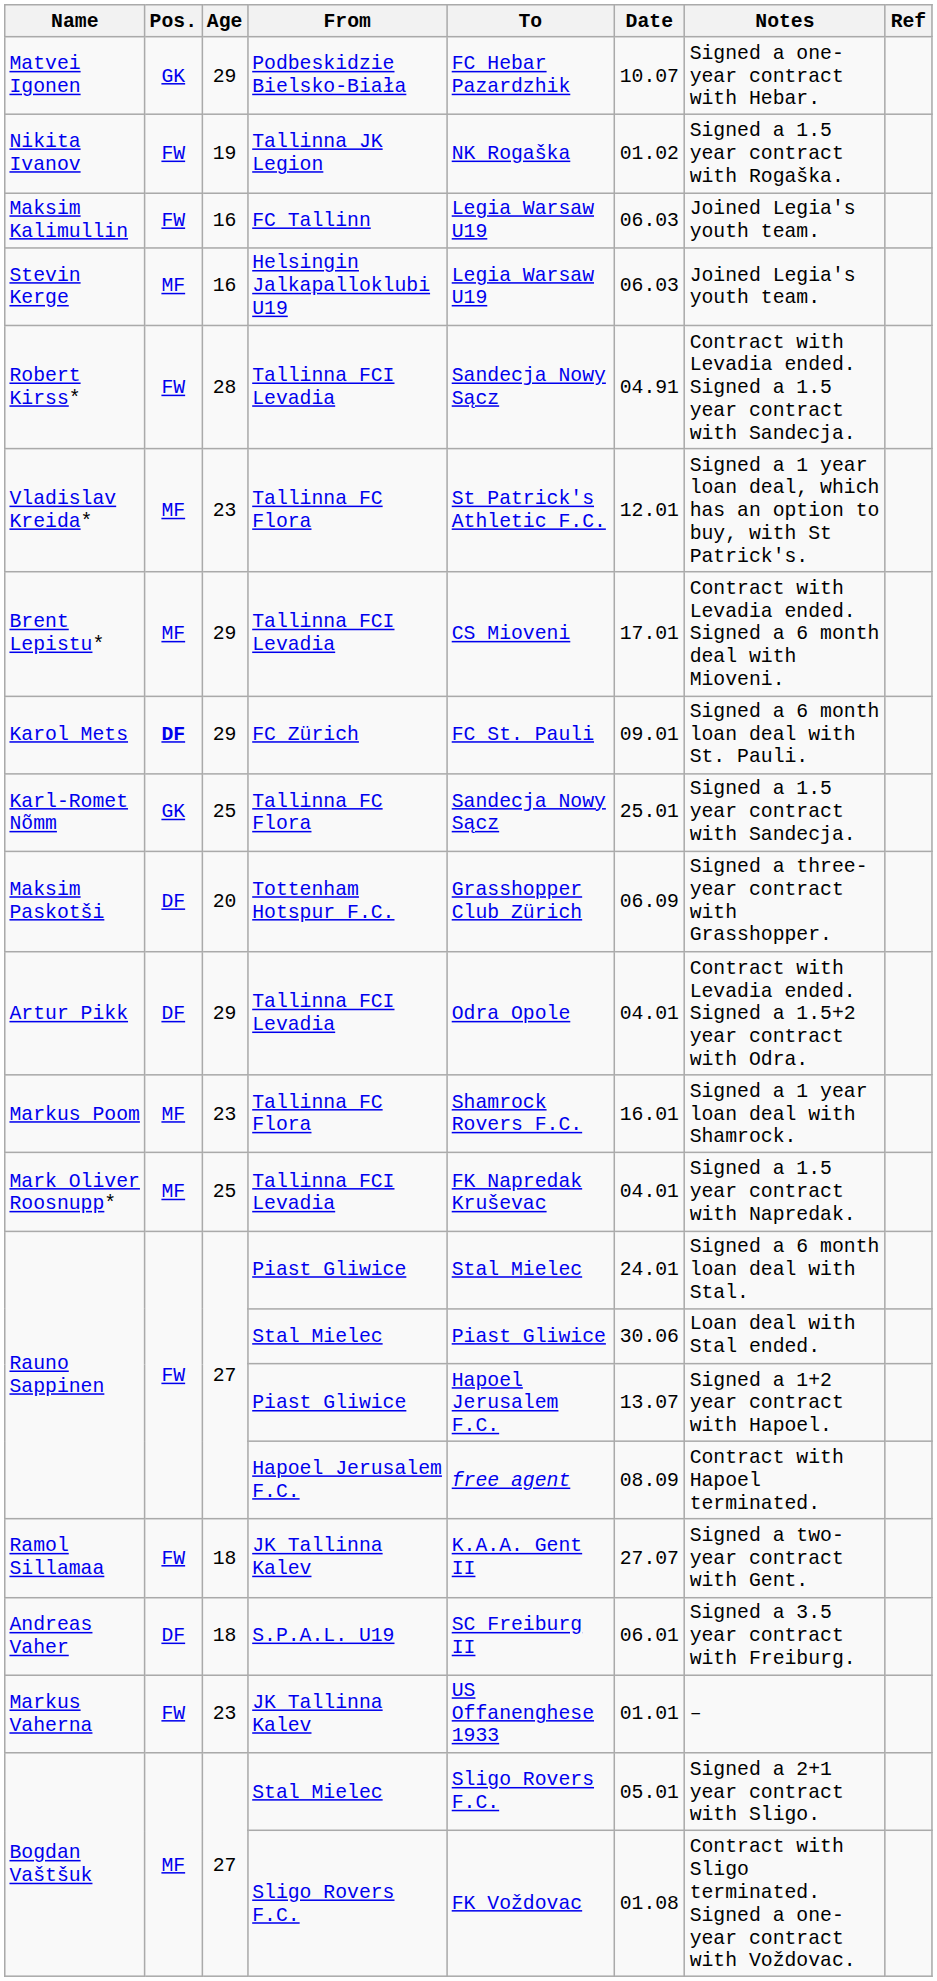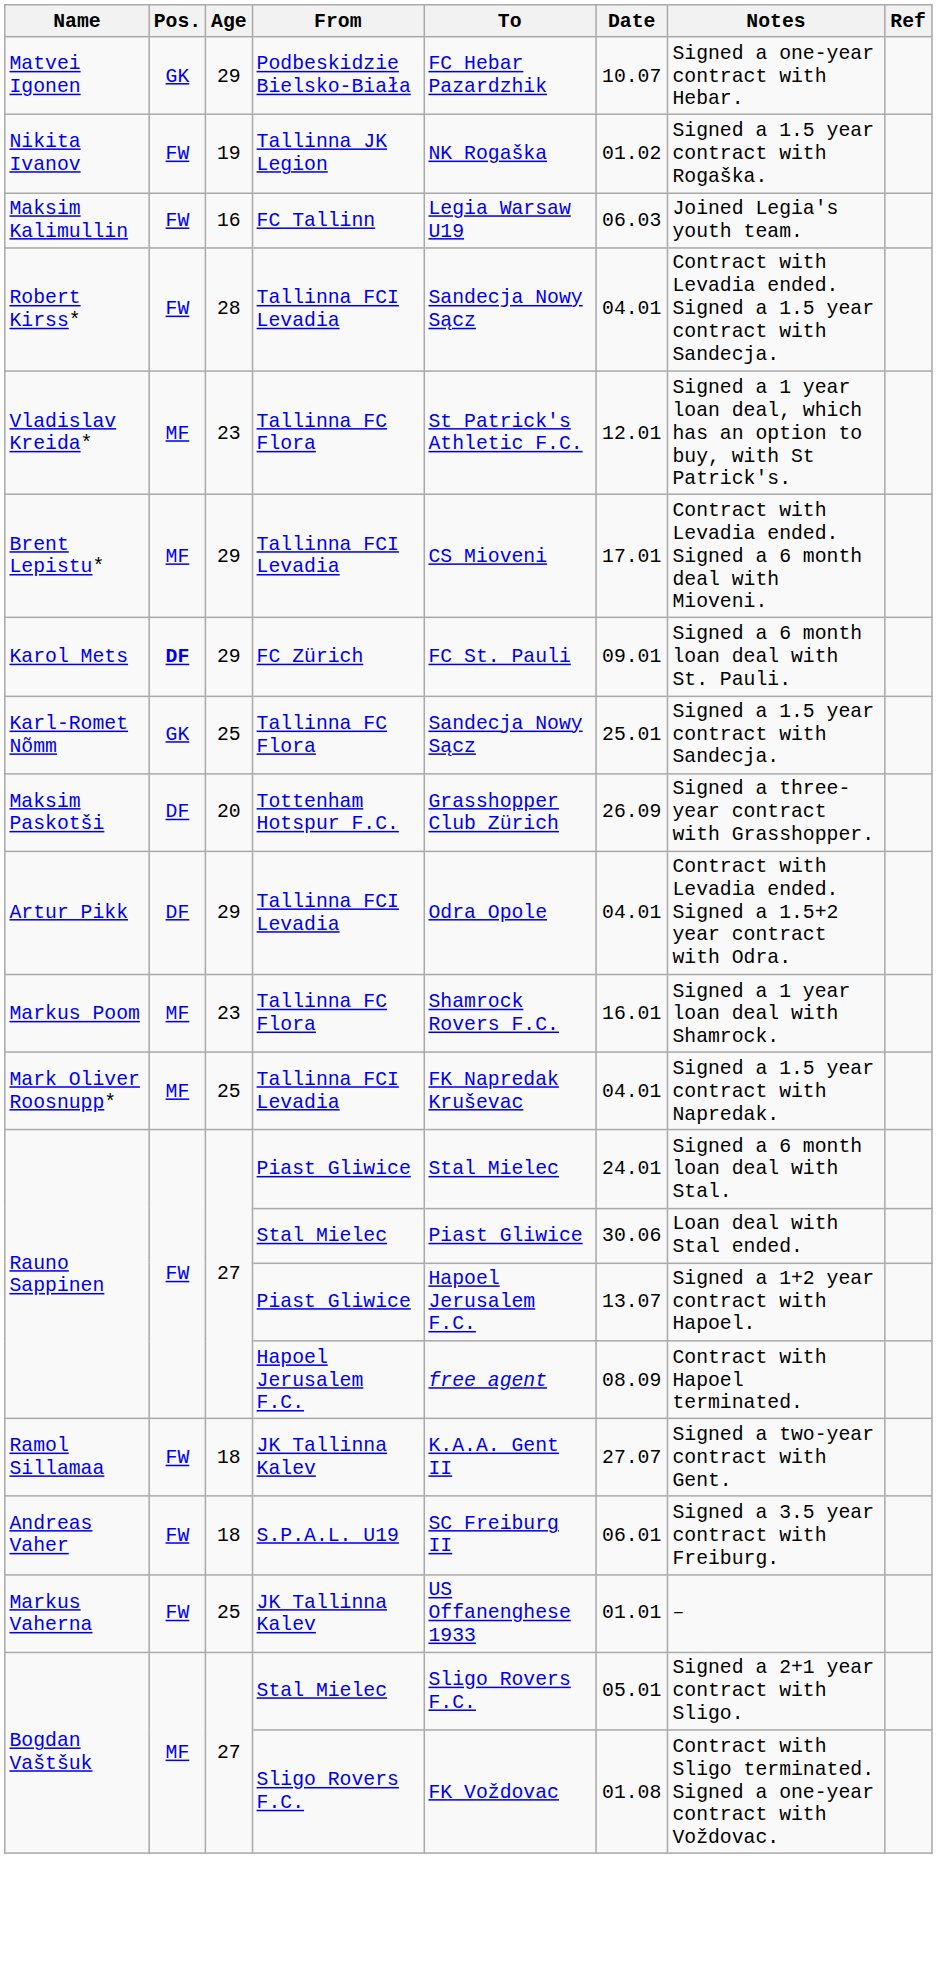- row: (45, 286)
(649, 387) 04.91 -> (632, 309) 04.01
(649, 902) 06.09 -> (632, 812) 26.09
(173, 1636) DF -> (177, 1535) FW
(225, 1714) 23 -> (229, 1613) 25
